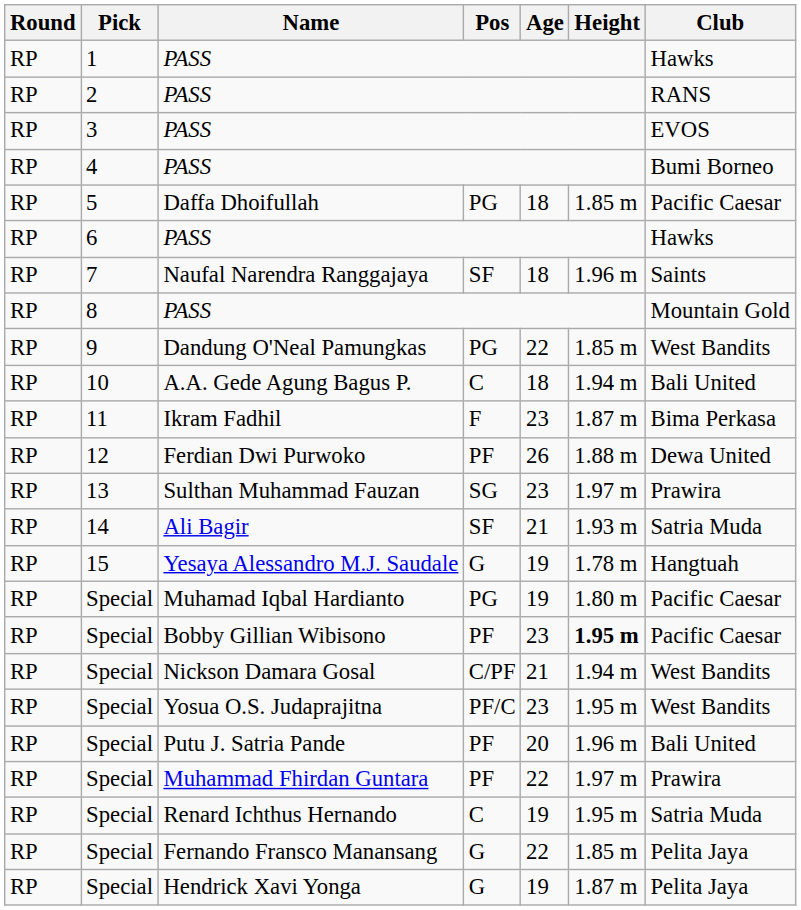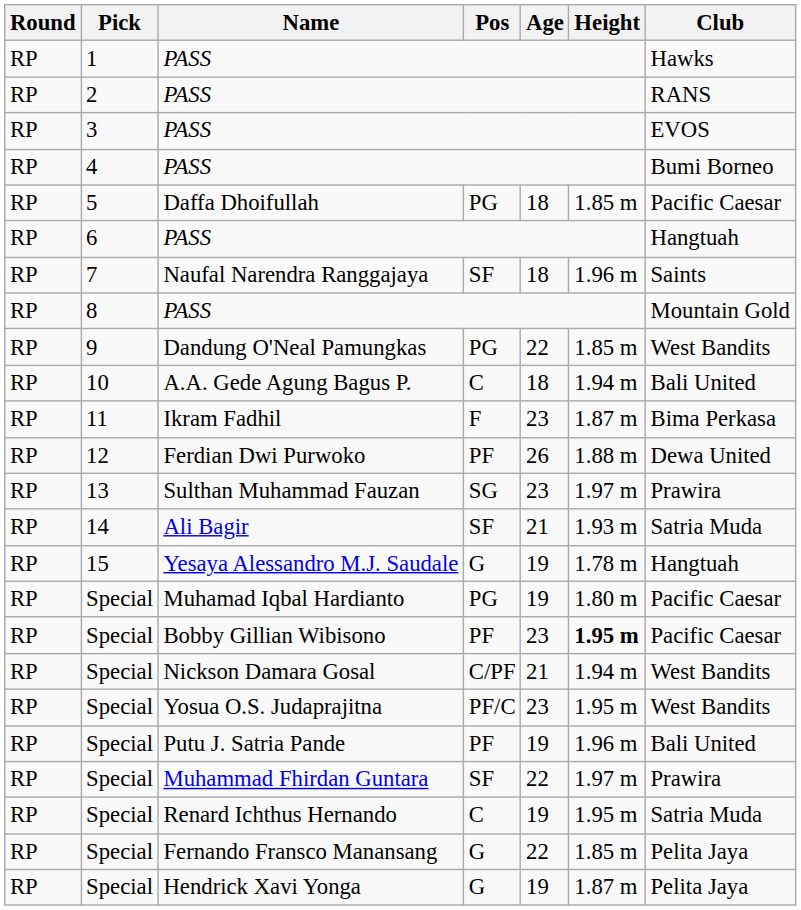(682, 238) Hawks -> (695, 238) Hangtuah
(537, 743) 20 -> (537, 743) 19
(481, 779) PF -> (481, 779) SF
